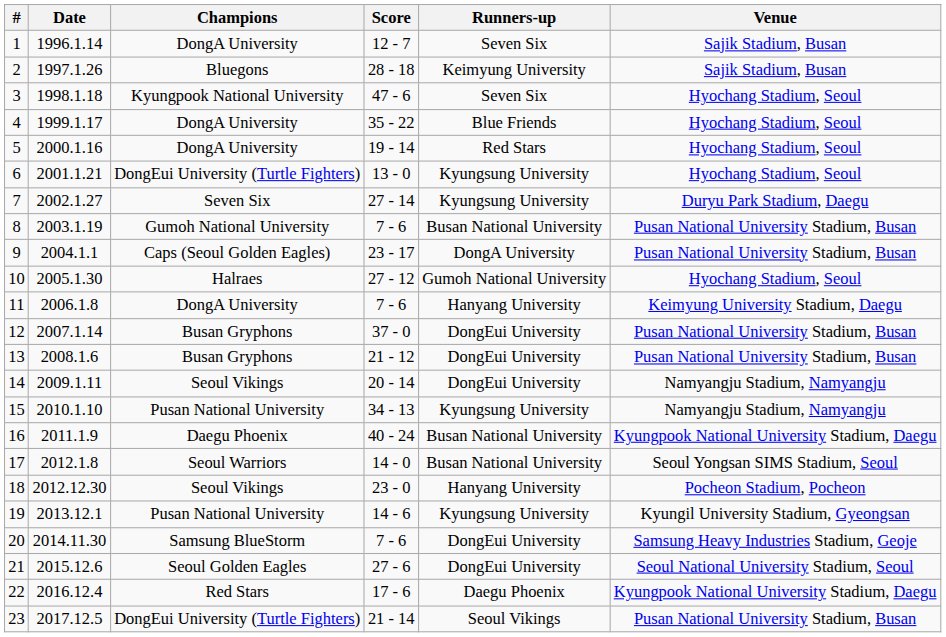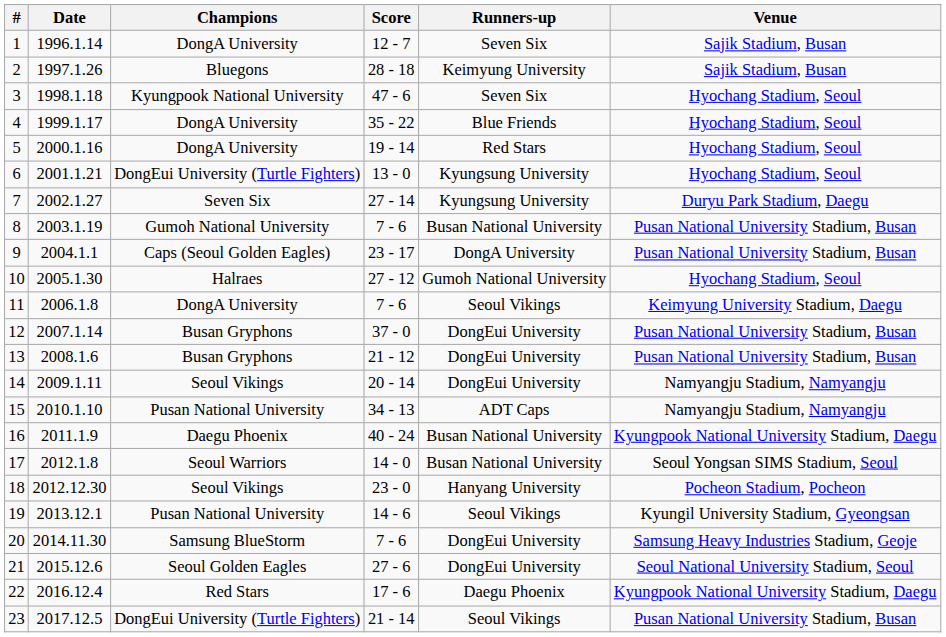(514, 305) Hanyang University -> (514, 305) Seoul Vikings
(514, 409) Kyungsung University -> (514, 409) ADT Caps
(514, 514) Kyungsung University -> (514, 514) Seoul Vikings
